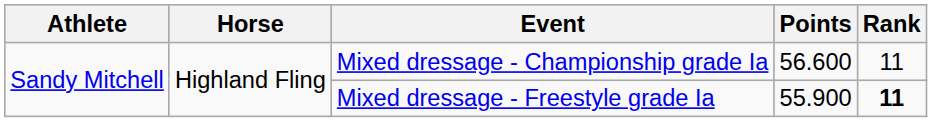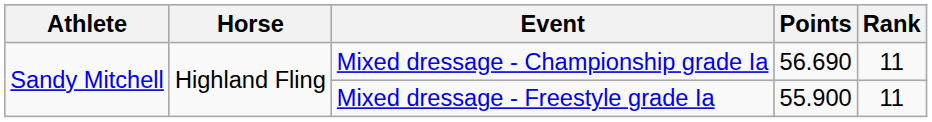(816, 61) 56.600 -> (816, 61) 56.690
(892, 98) bold -> (892, 98) normal
